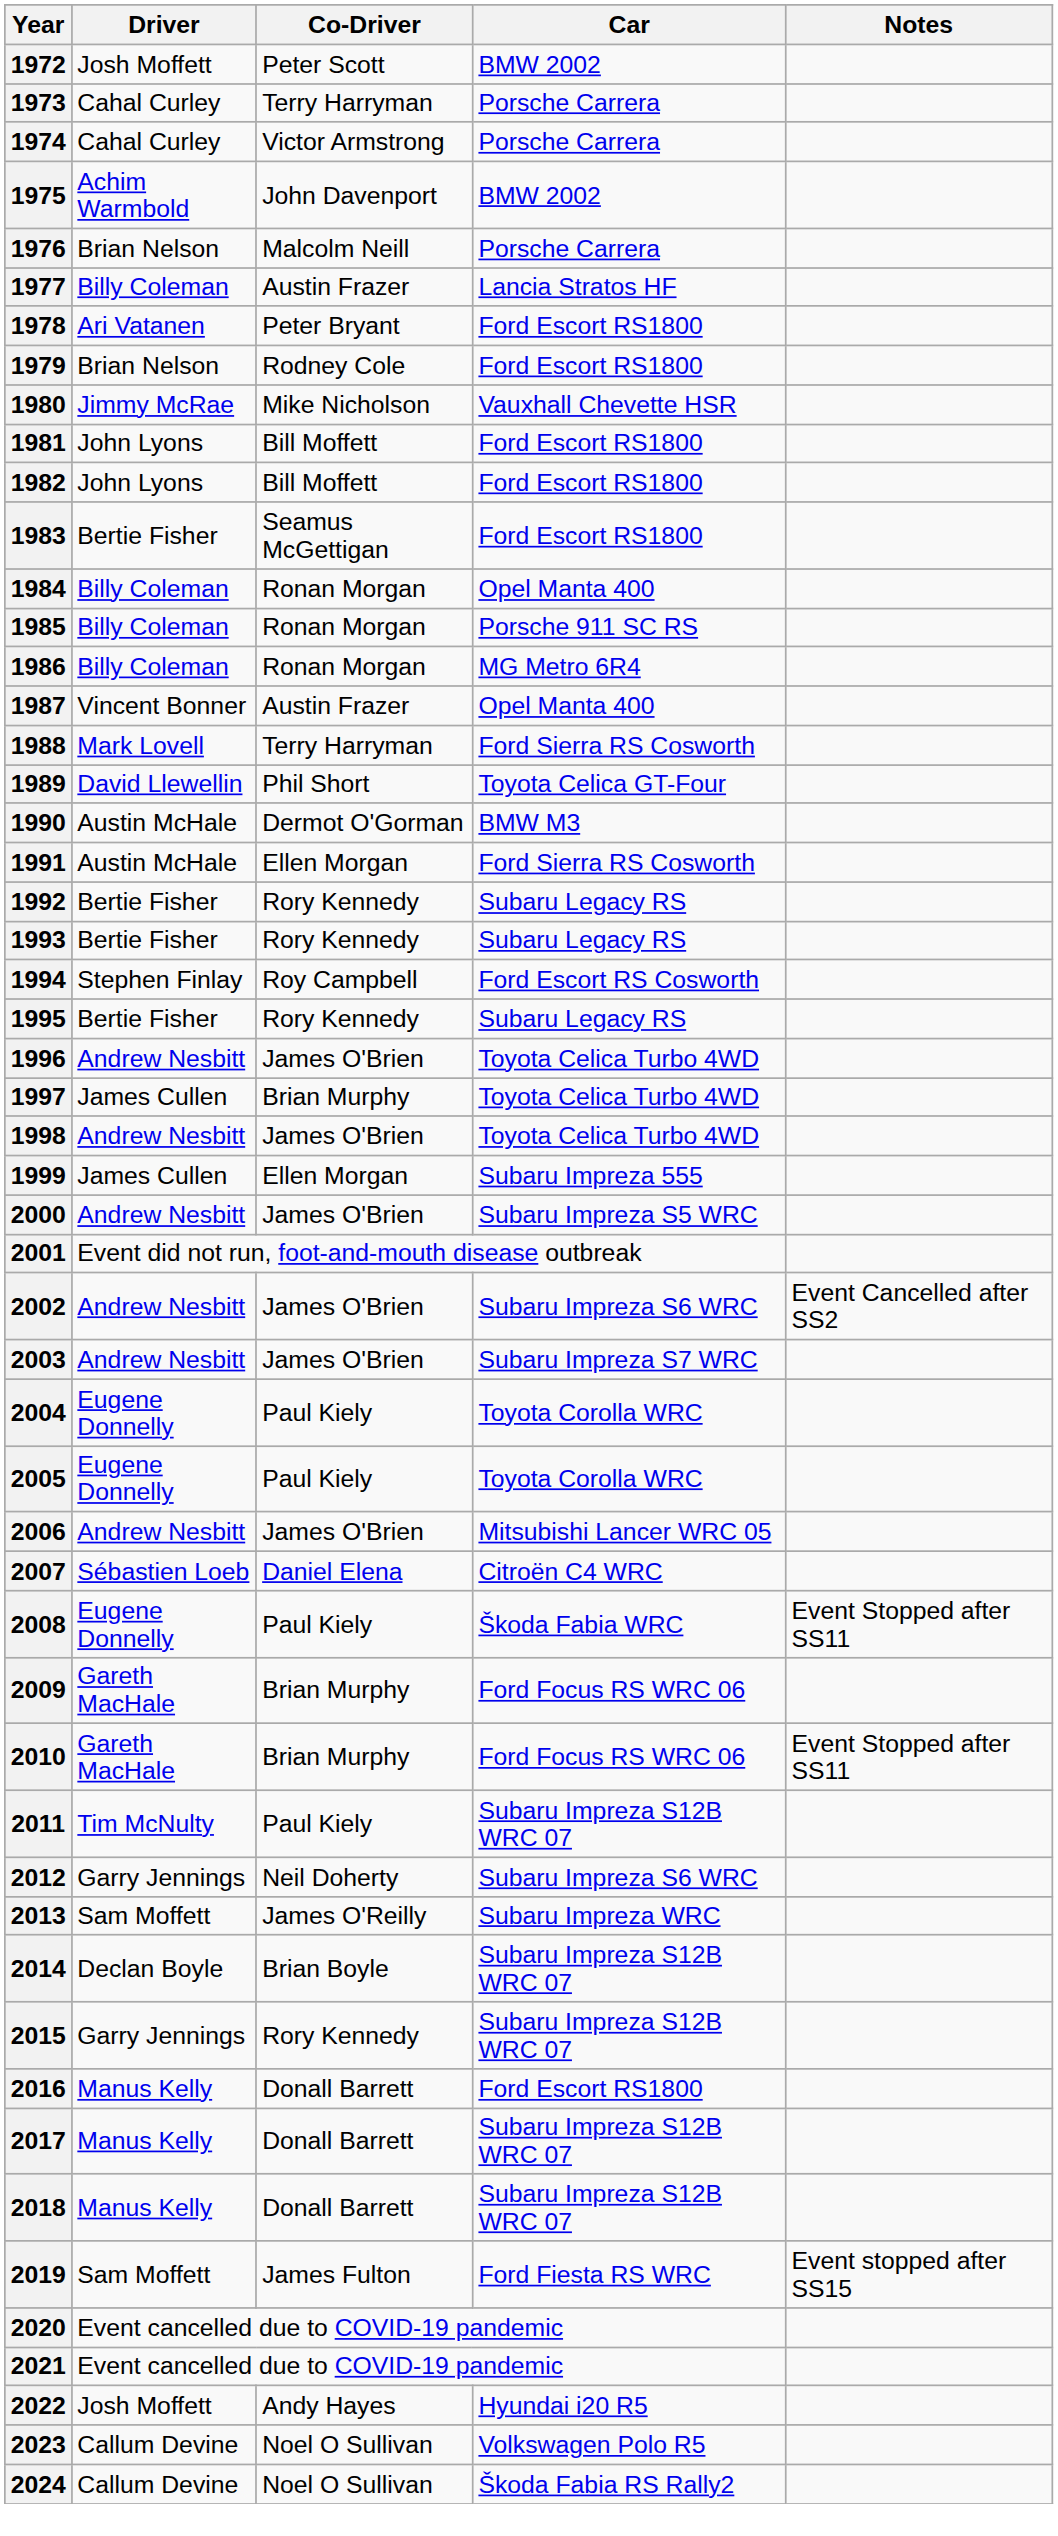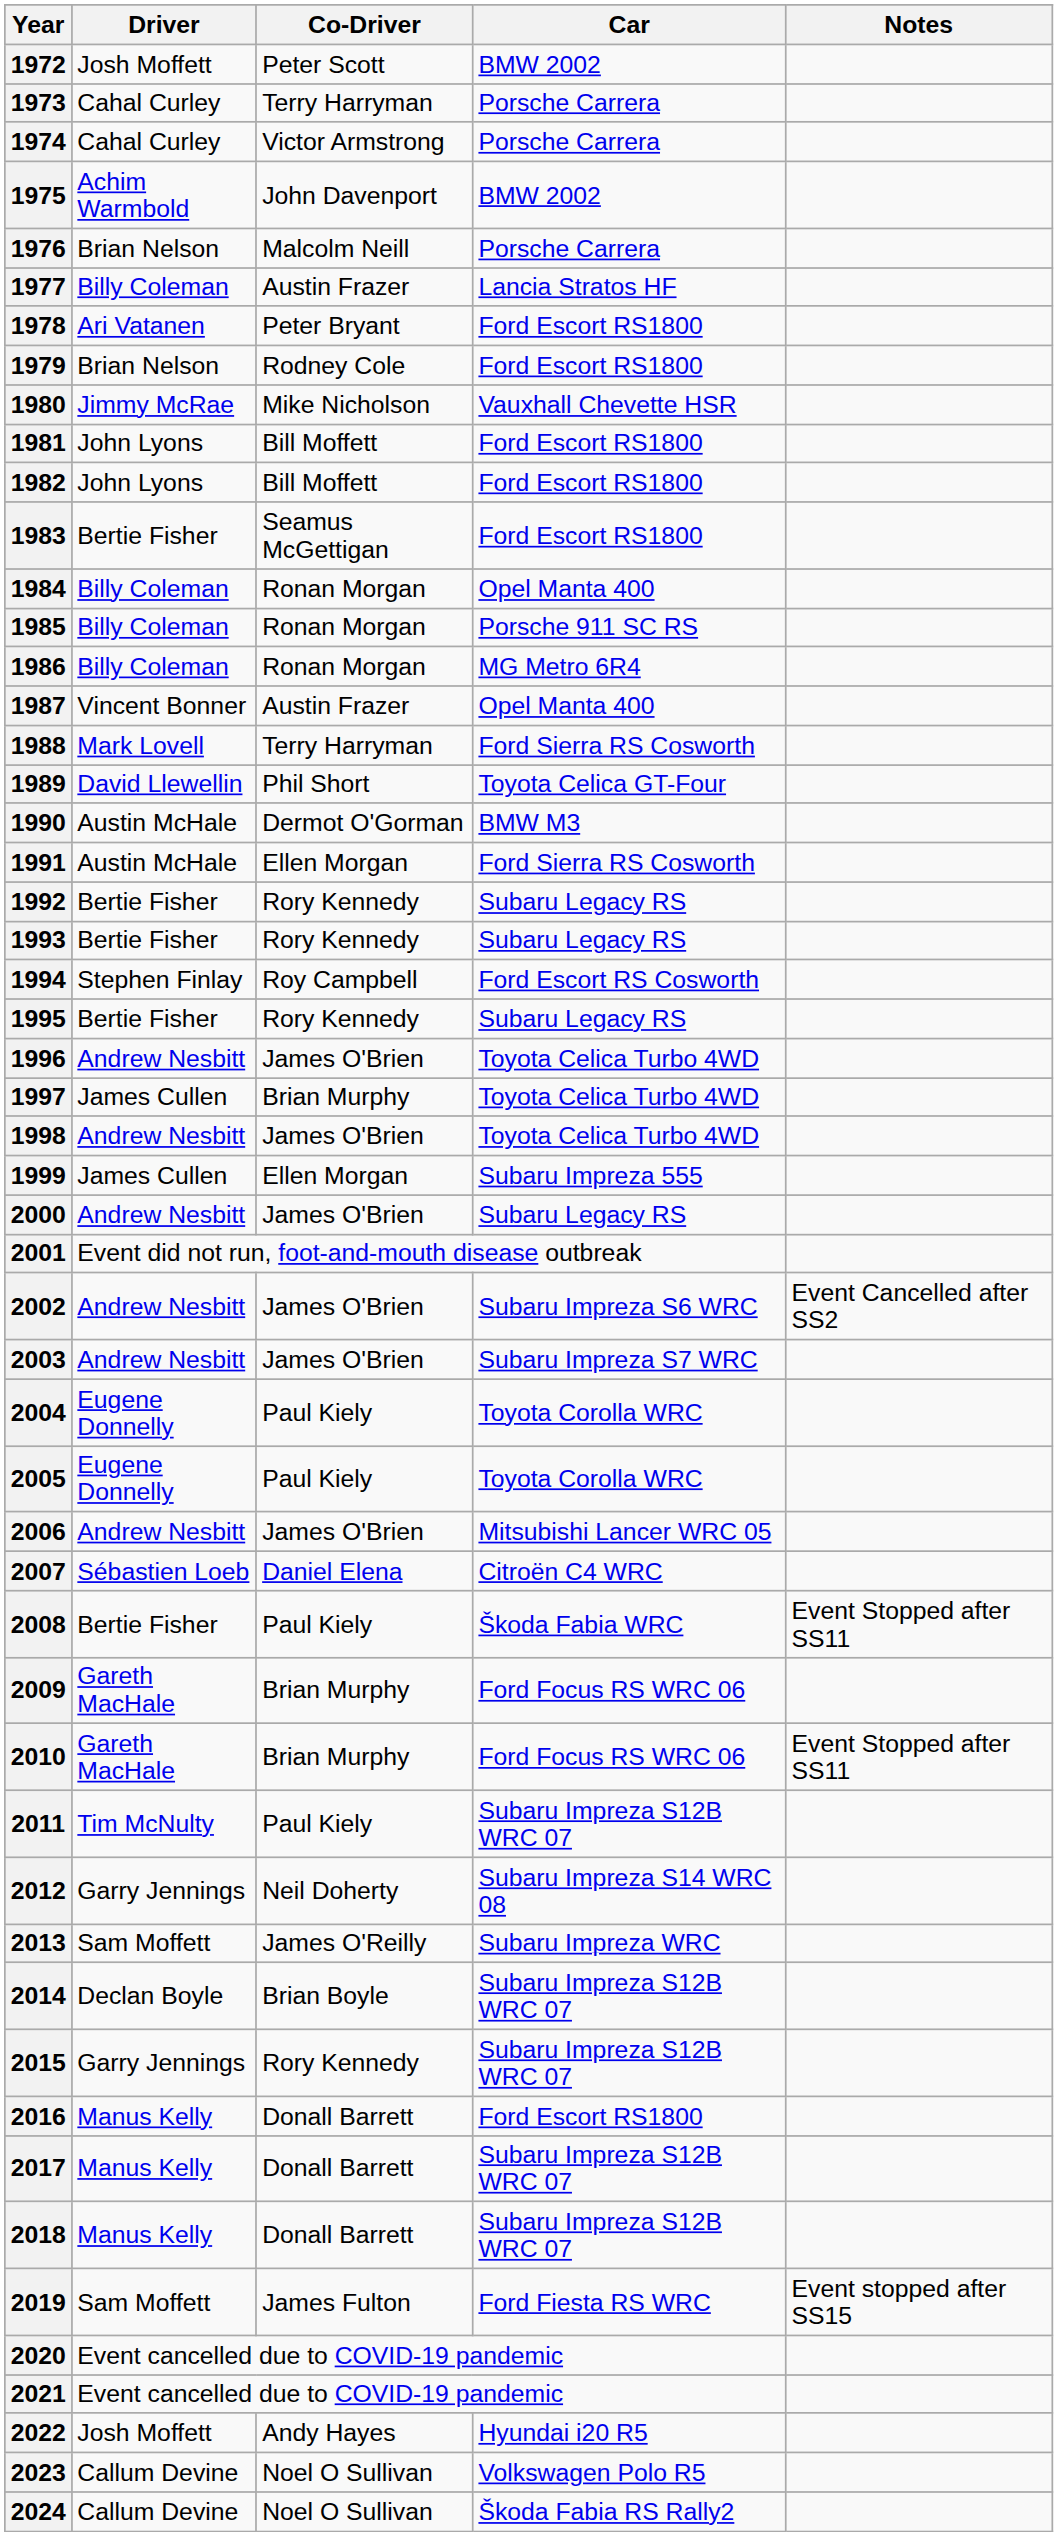(618, 1215) Subaru Impreza S5 WRC -> (582, 1215) Subaru Legacy RS
(126, 1624) Eugene Donnelly -> (147, 1624) Bertie Fisher
(618, 1877) Subaru Impreza S6 WRC -> (625, 1891) Subaru Impreza S14 WRC 08
